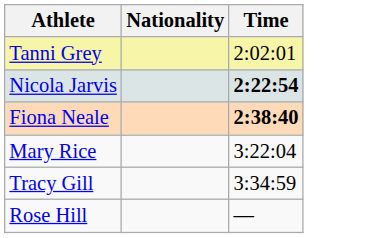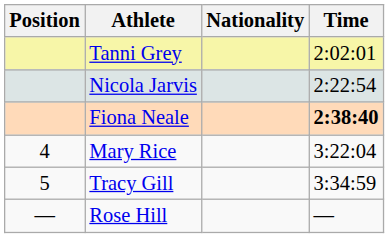+ column: (45, 20)
(266, 85) bold -> (345, 85) normal
